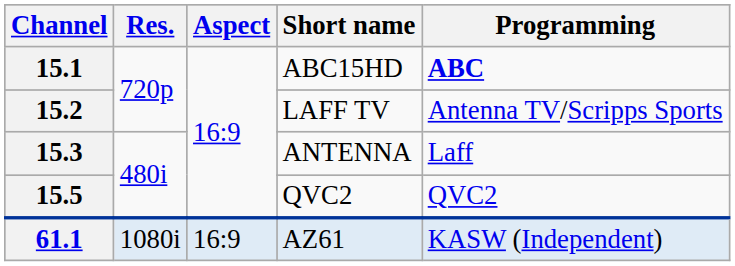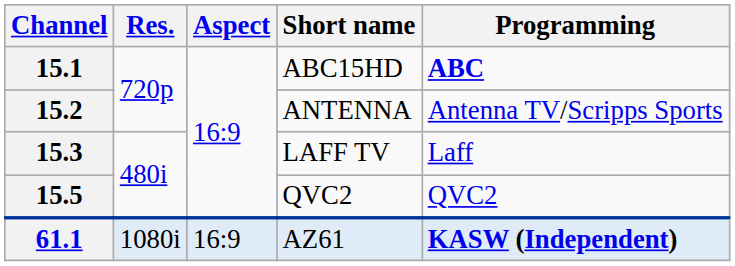(336, 110) LAFF TV -> (347, 110) ANTENNA
(347, 152) ANTENNA -> (336, 152) LAFF TV
(545, 239) normal -> (553, 239) bold
